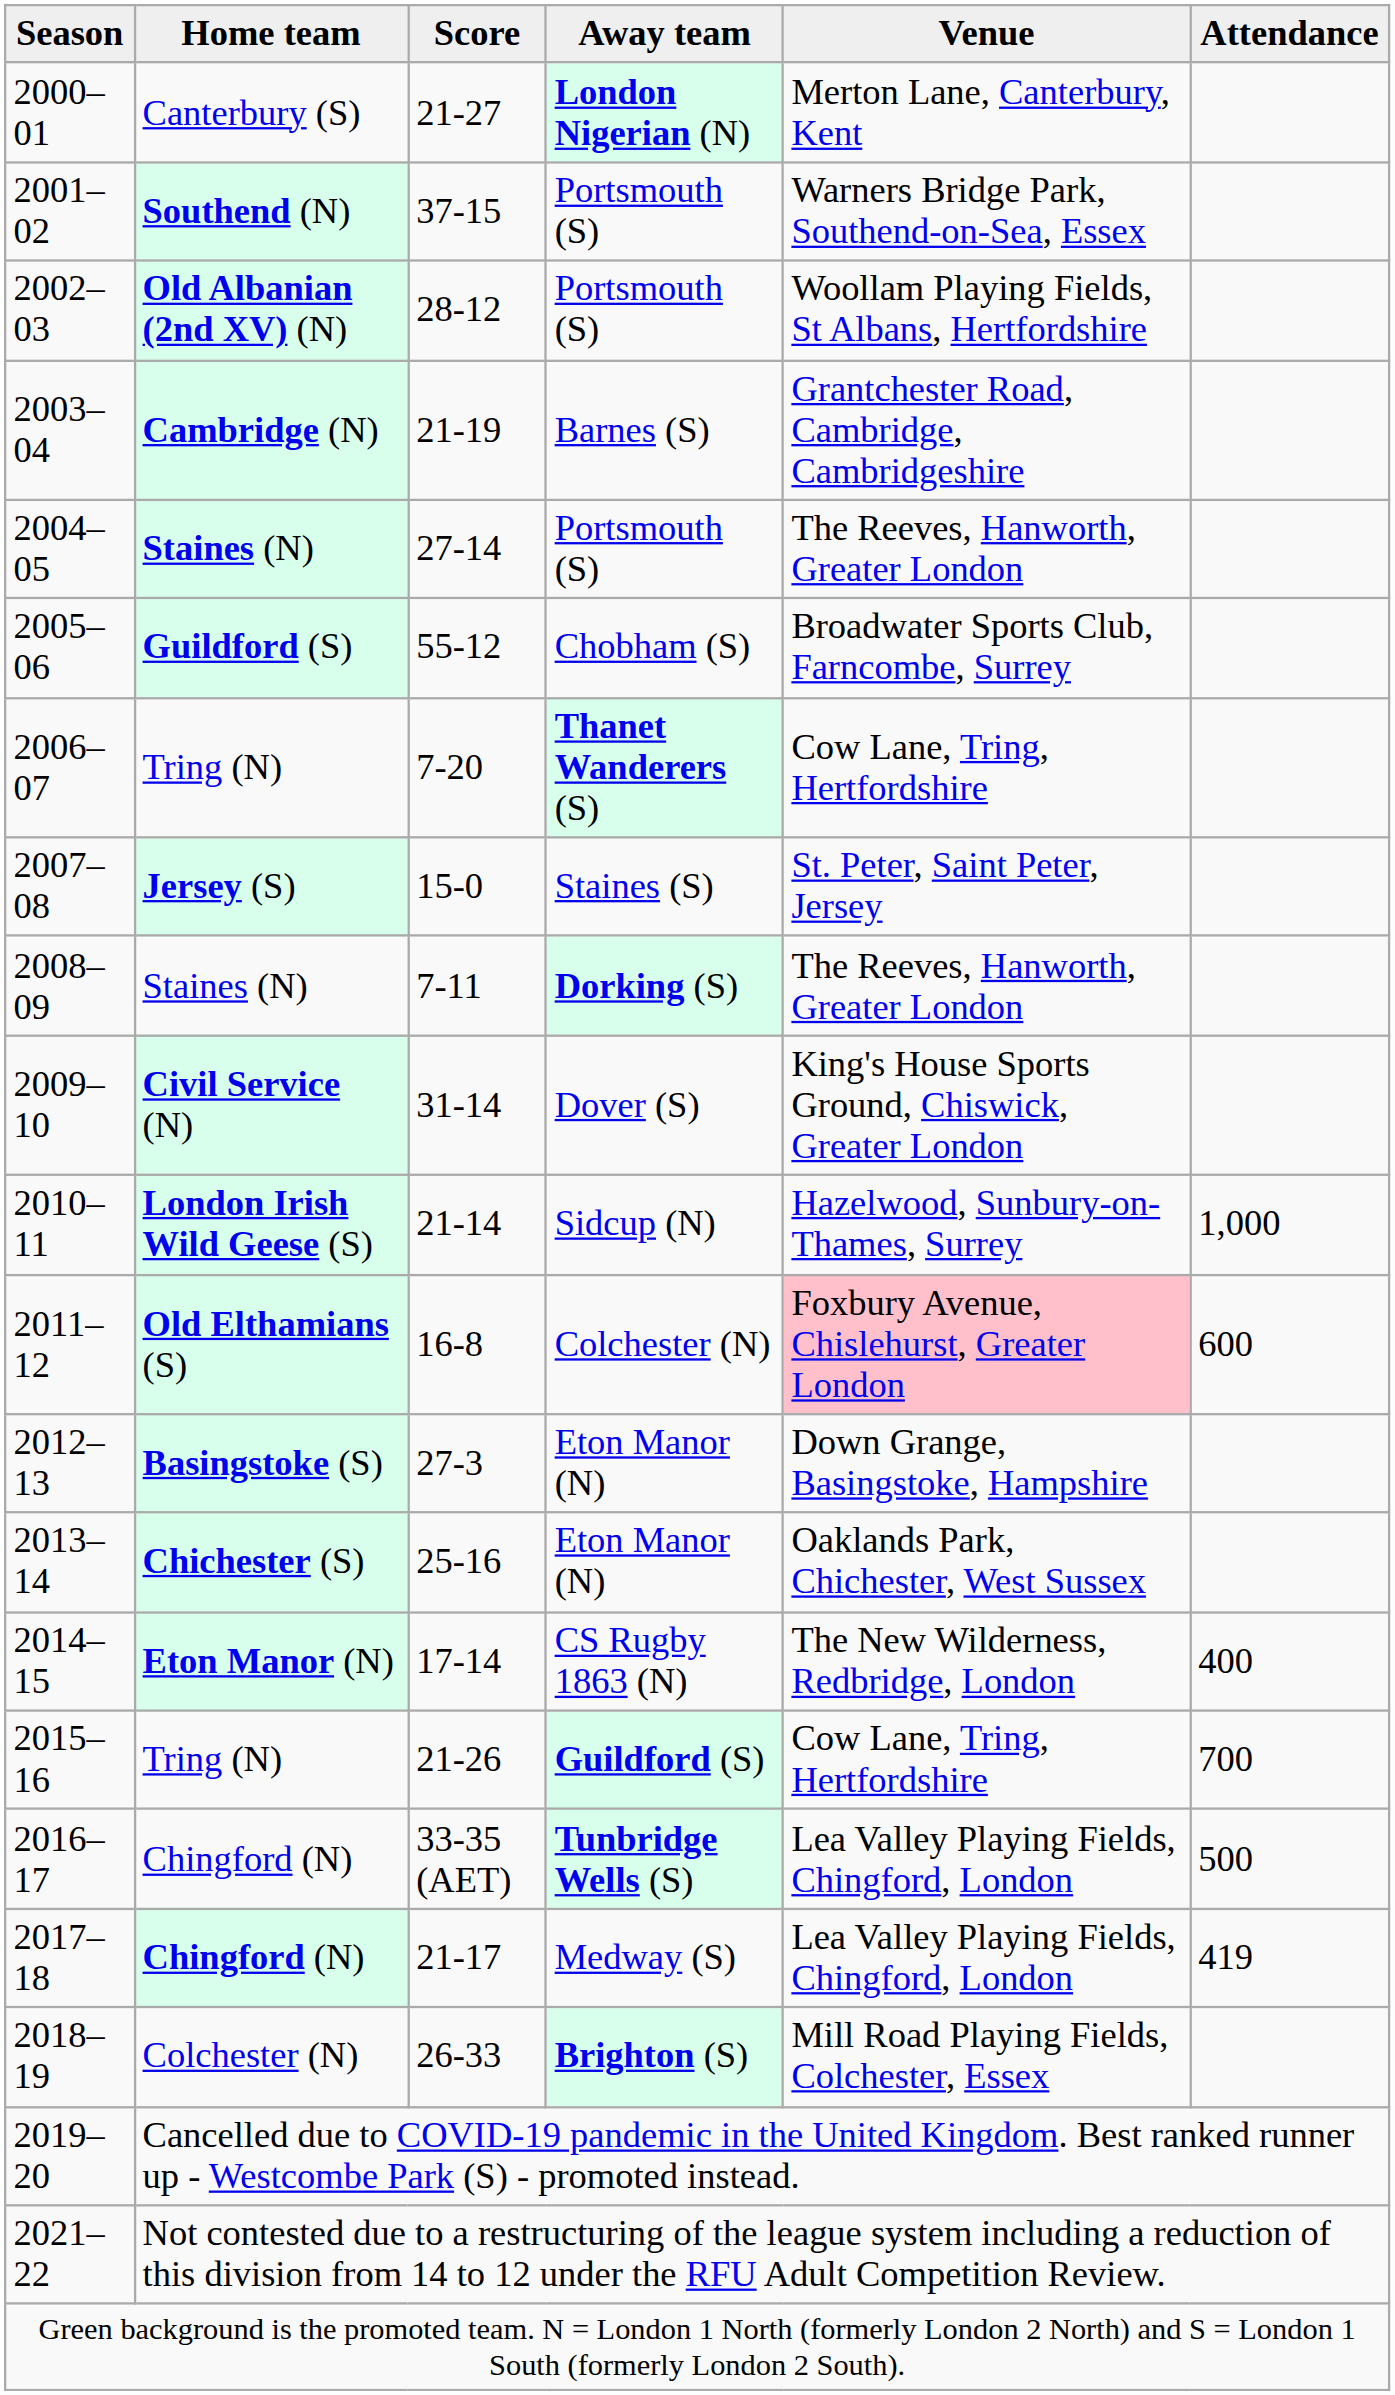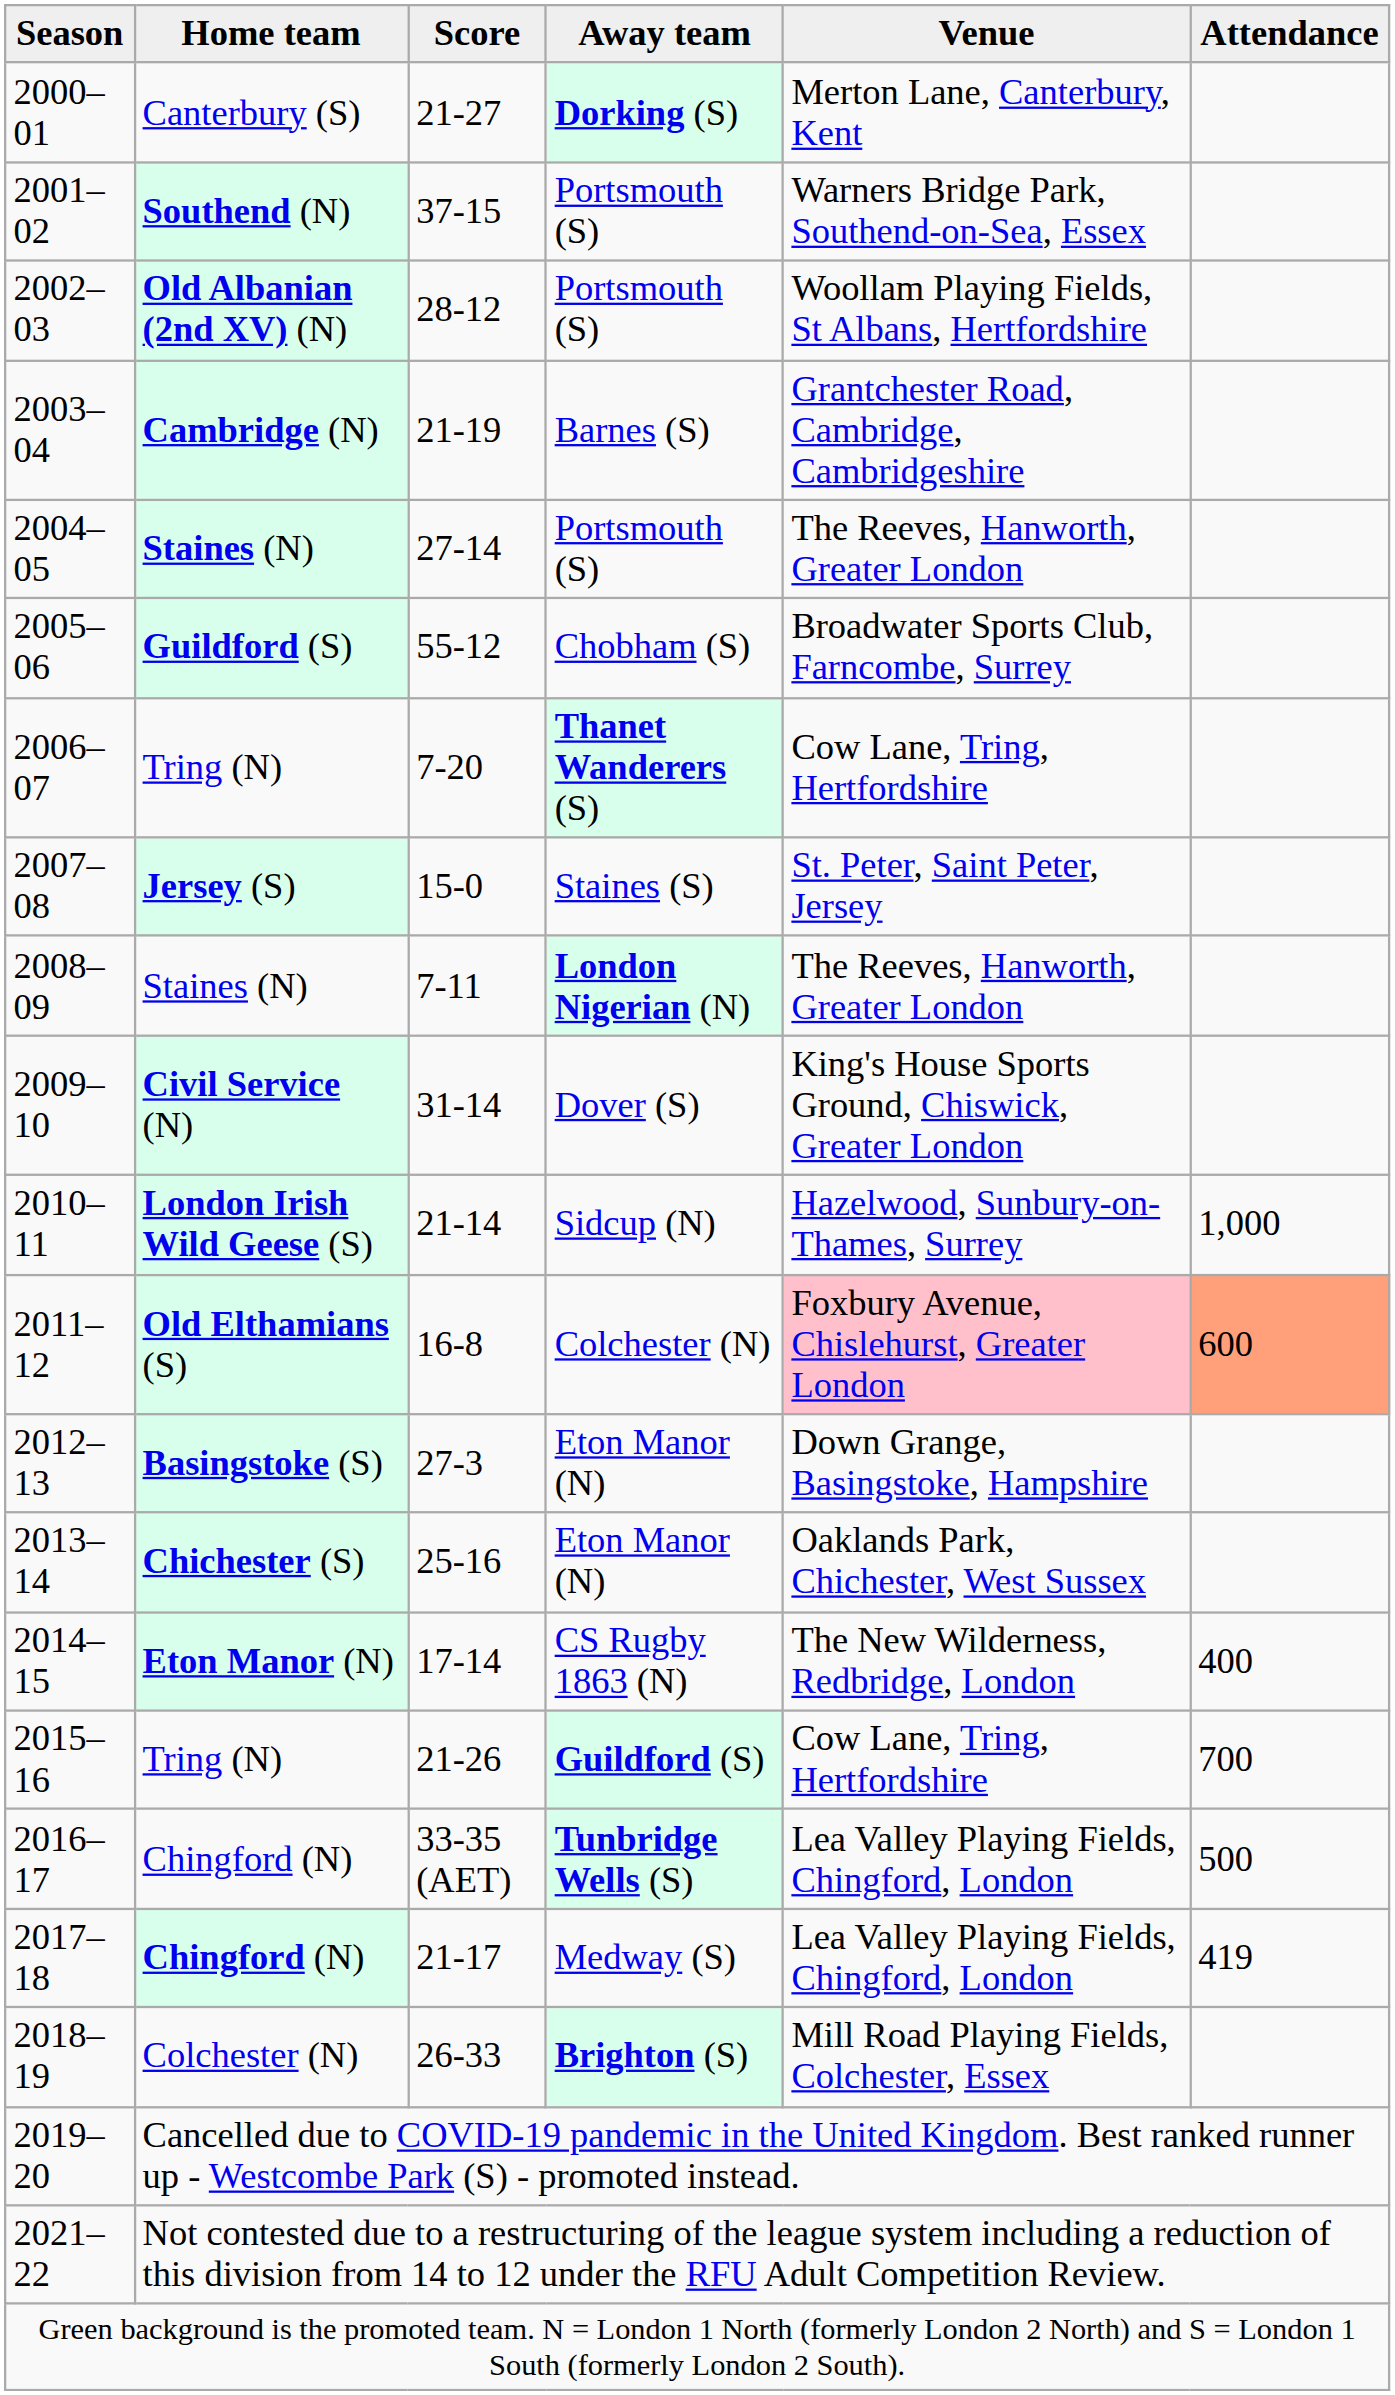(652, 111) London Nigerian (N) -> (646, 111) Dorking (S)
(646, 985) Dorking (S) -> (652, 985) London Nigerian (N)
(1226, 1343) no background -> (1226, 1343) lightsalmon background
